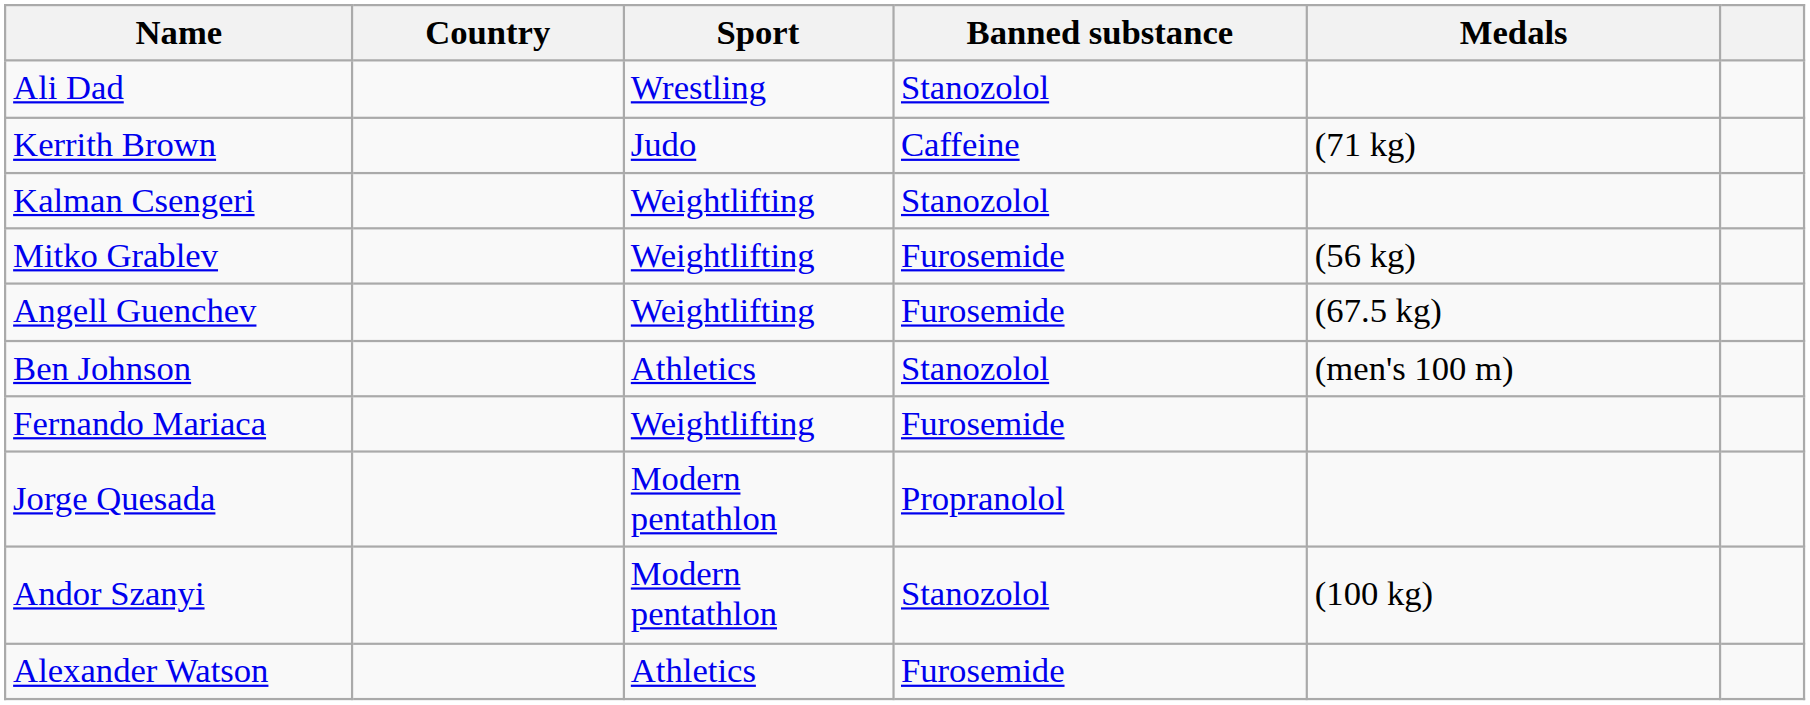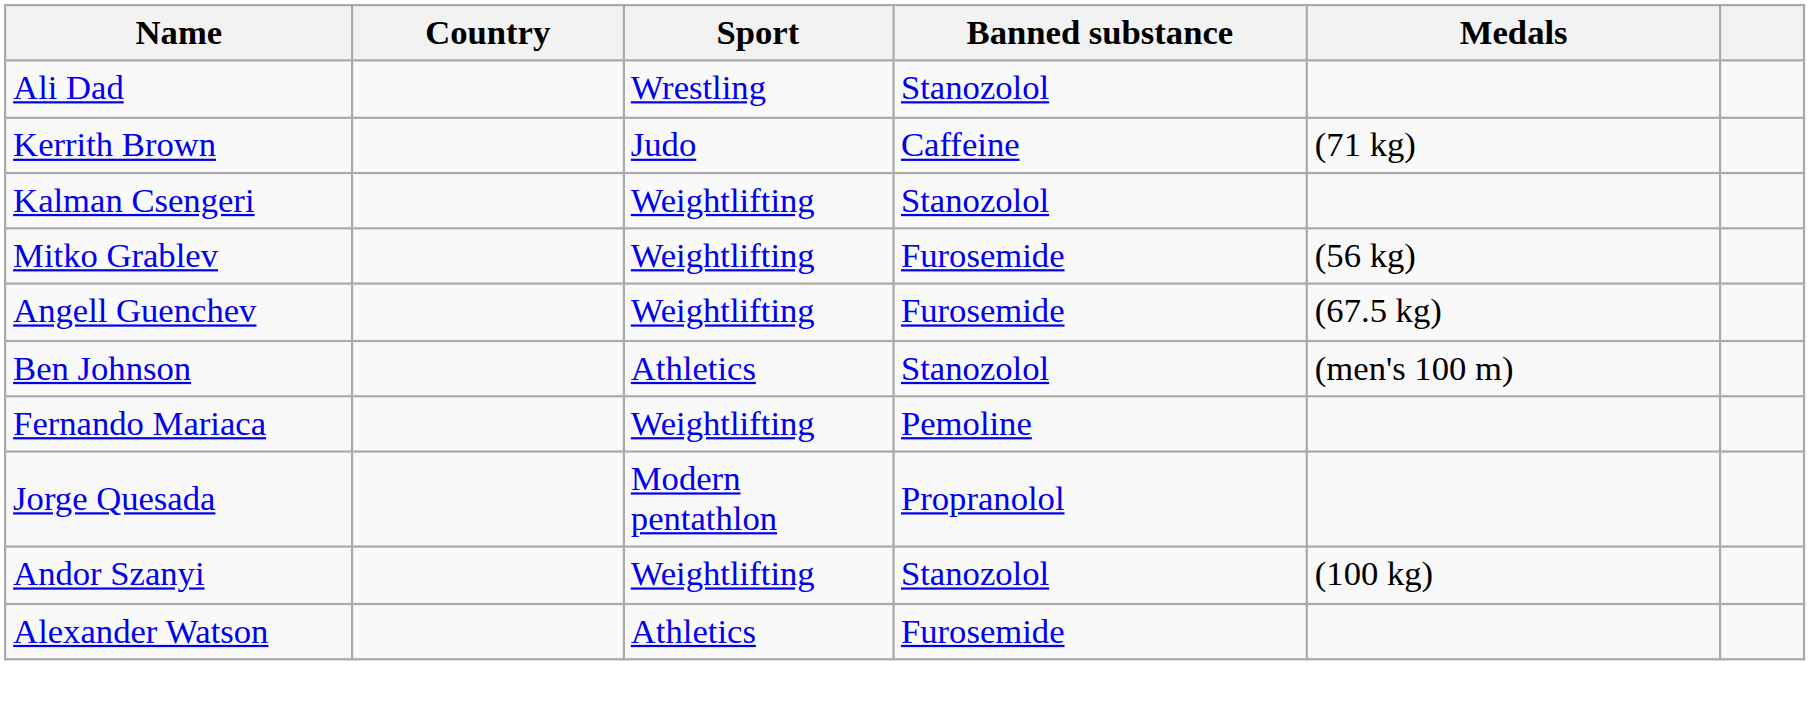(983, 422) Furosemide -> (966, 422) Pemoline
(704, 593) Modern pentathlon -> (723, 574) Weightlifting
